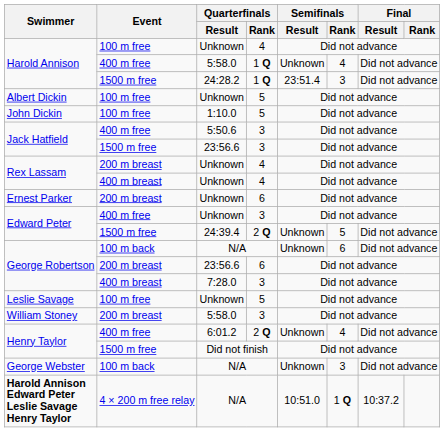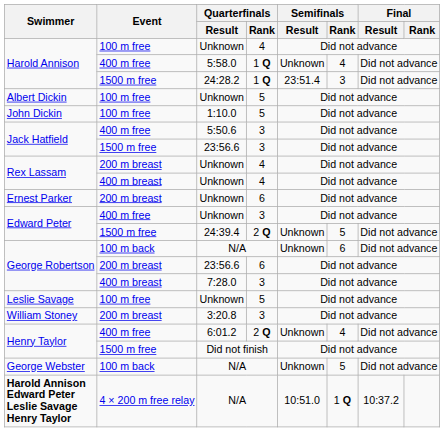(222, 316) 5:58.0 -> (222, 316) 3:20.8
(342, 367) 3 -> (342, 367) 5
